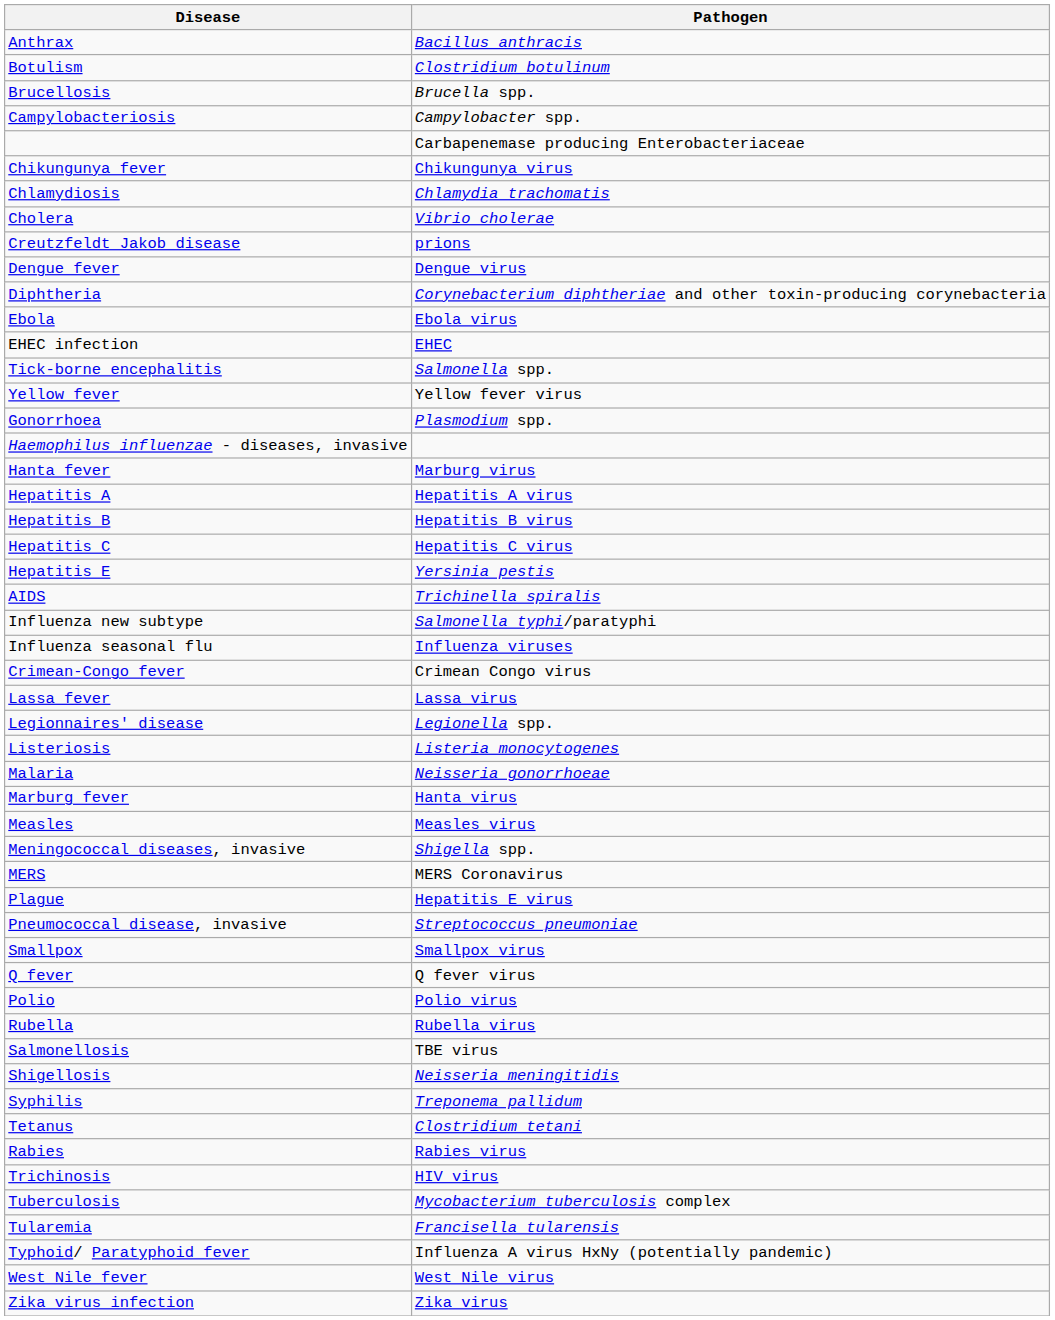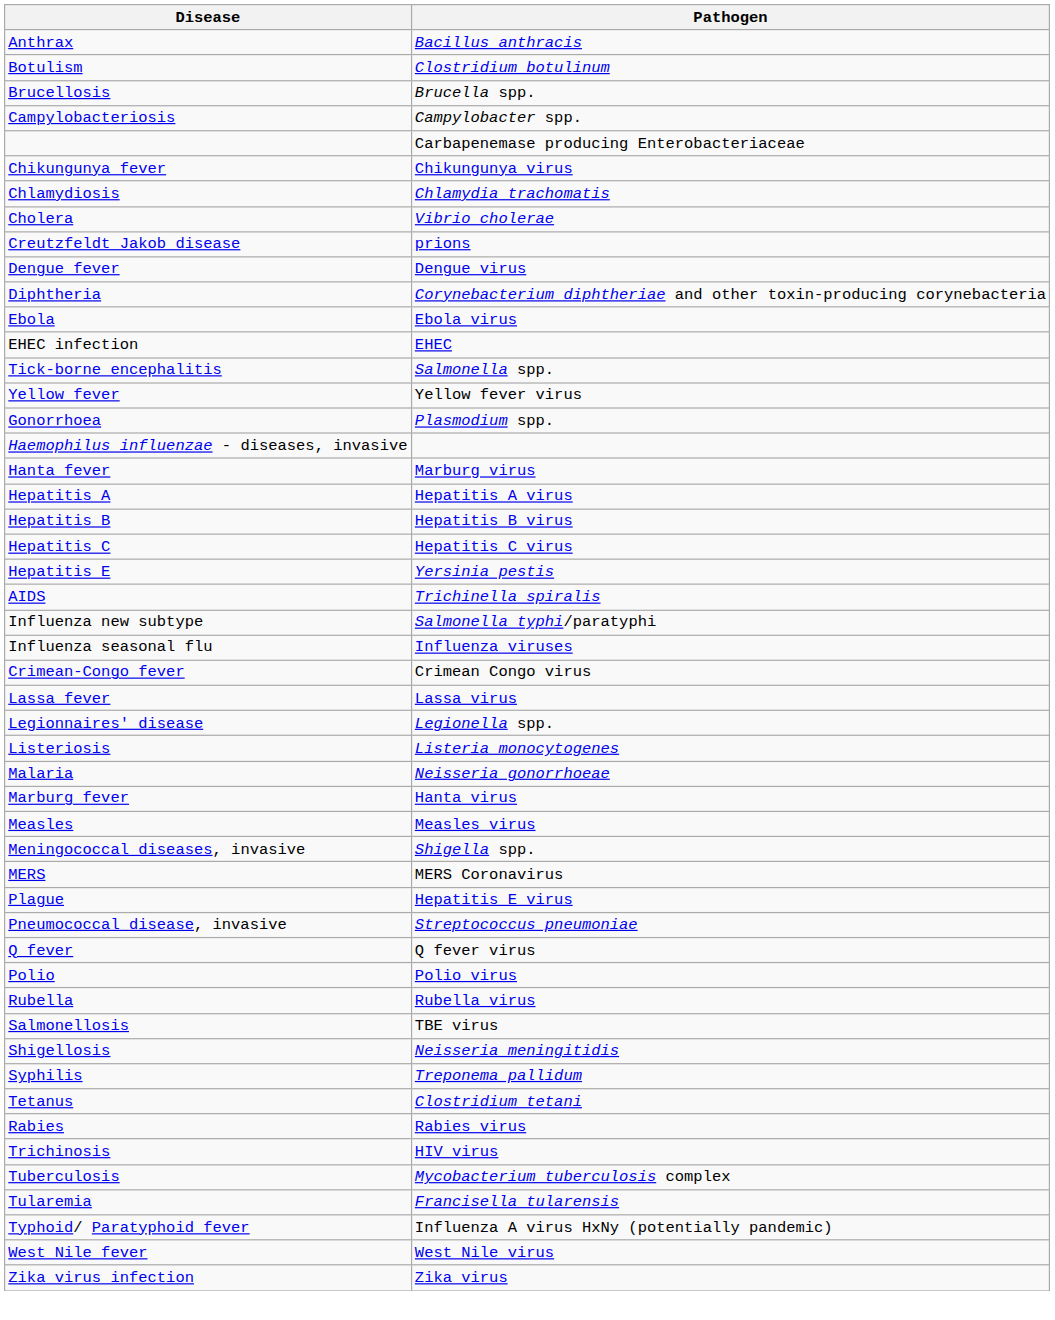- row: (45, 950)
